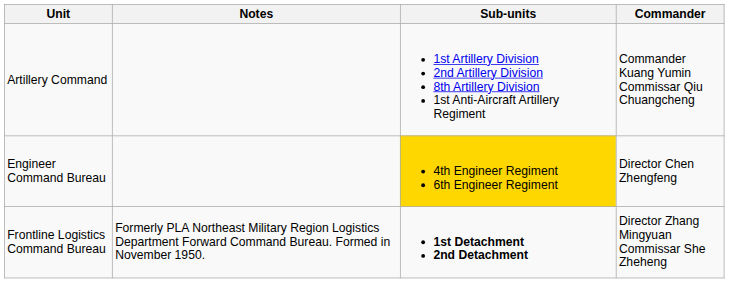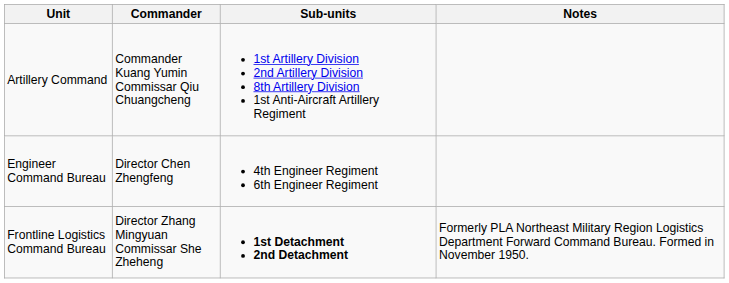columns swapped: (670, 14) <-> (256, 14)
(508, 178) gold background -> (328, 178) no background
